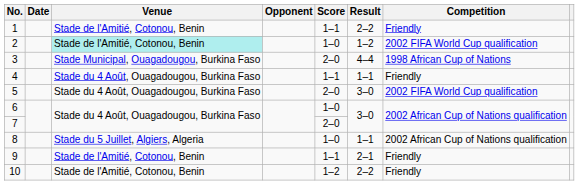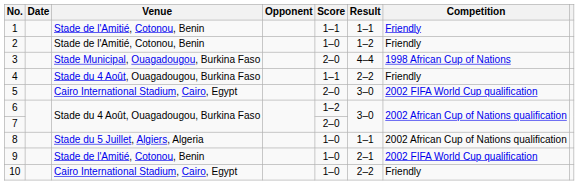(365, 28) 2–2 -> (365, 28) 1–1
(129, 44) paleturquoise background -> (129, 44) no background
(461, 44) 2002 FIFA World Cup qualification -> (403, 44) Friendly
(365, 76) 1–1 -> (365, 76) 2–2
(157, 92) Stade du 4 Août, Ouagadougou, Burkina Faso -> (146, 92) Cairo International Stadium, Cairo, Egypt
(331, 108) 1–0 -> (331, 108) 1–2
(331, 156) 1–1 -> (331, 156) 1–0
(403, 156) Friendly -> (461, 156) 2002 FIFA World Cup qualification
(129, 172) Stade de l'Amitié, Cotonou, Benin -> (146, 172) Cairo International Stadium, Cairo, Egypt
(331, 172) 1–2 -> (331, 172) 1–0
